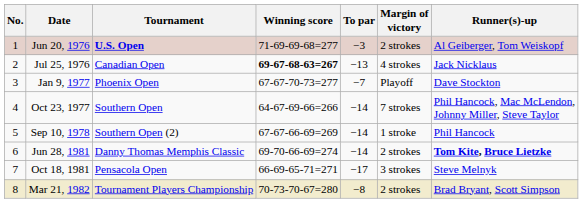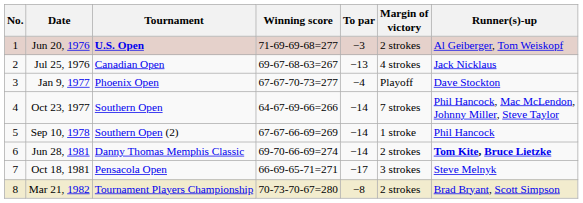(298, 64) bold -> (298, 64) normal
(359, 82) −7 -> (359, 82) −4
